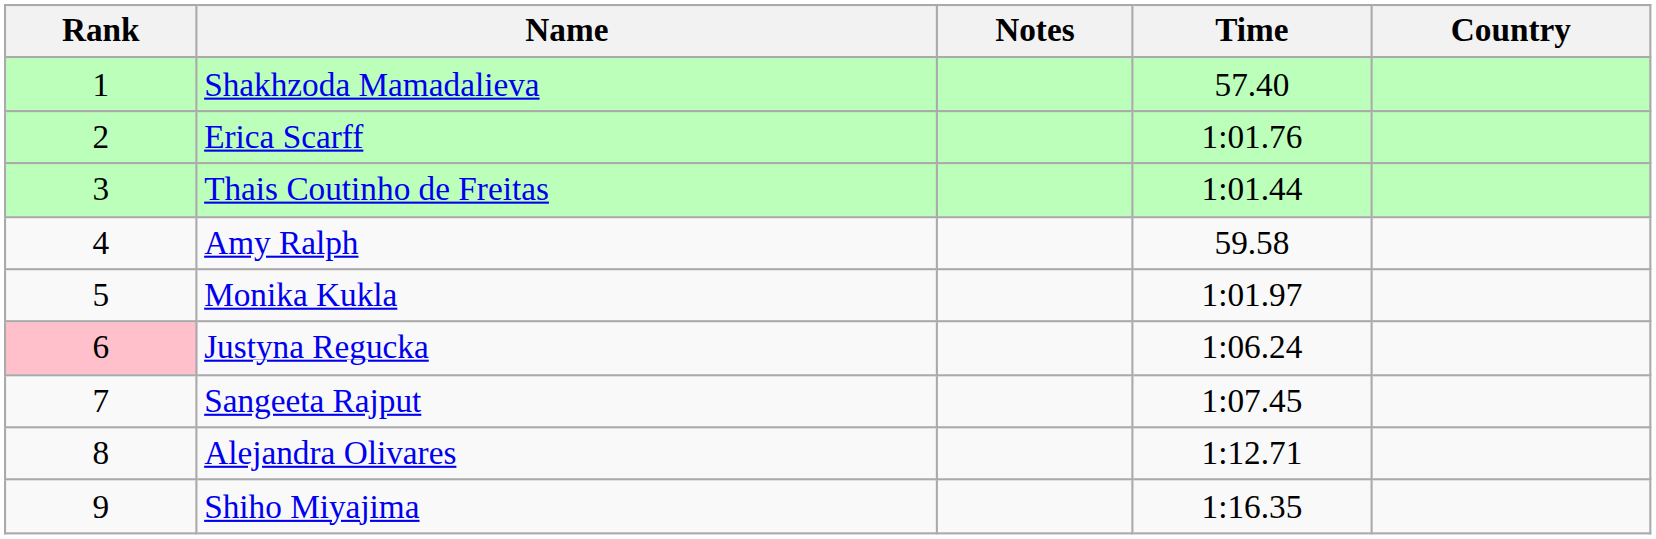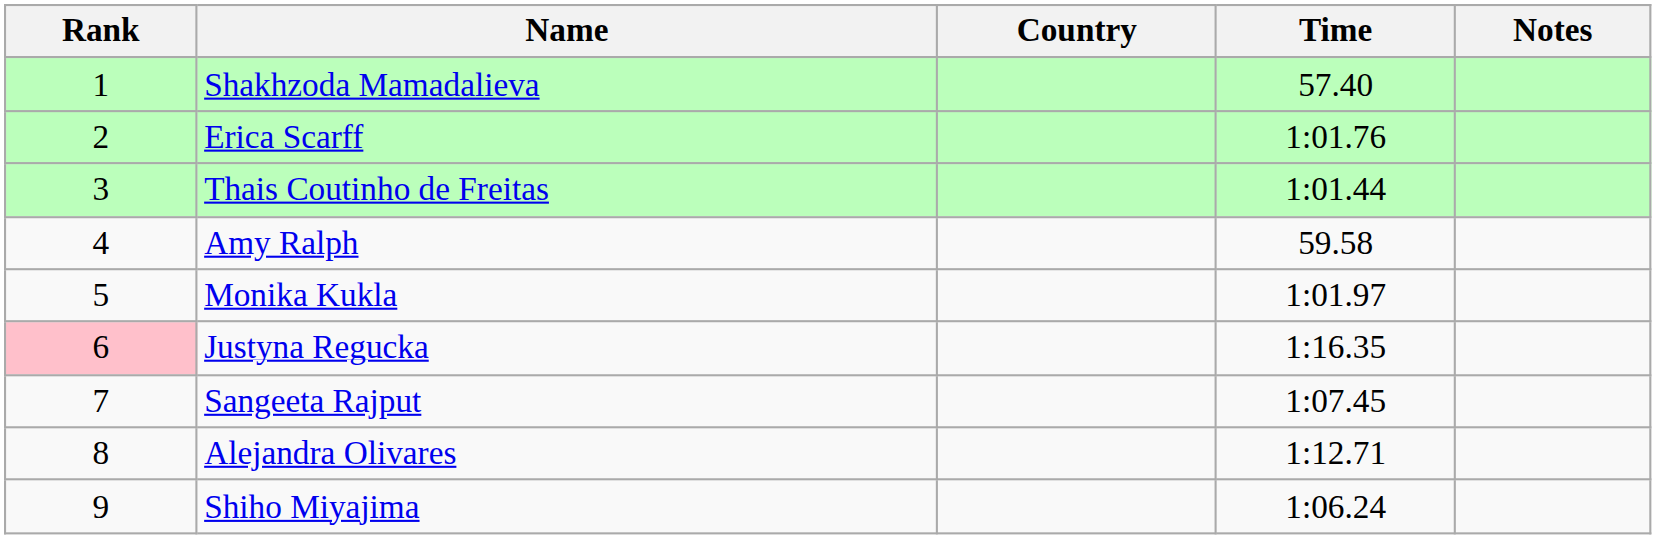columns swapped: (1511, 30) <-> (1035, 30)
(1252, 347) 1:06.24 -> (1336, 347) 1:16.35
(1252, 505) 1:16.35 -> (1336, 505) 1:06.24
